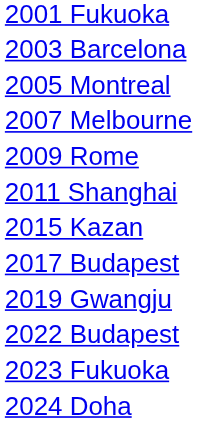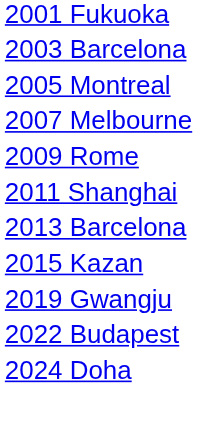+ row: (96, 227)
- row: (92, 263)
- row: (87, 370)
